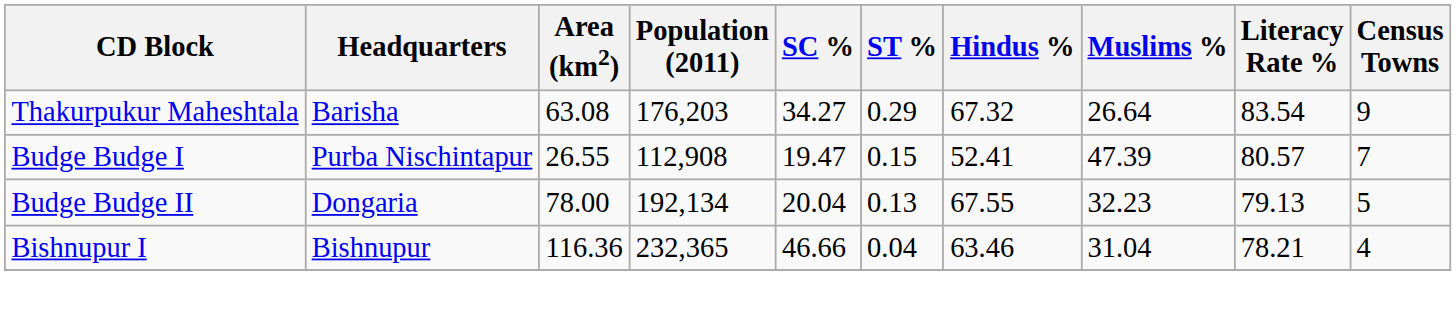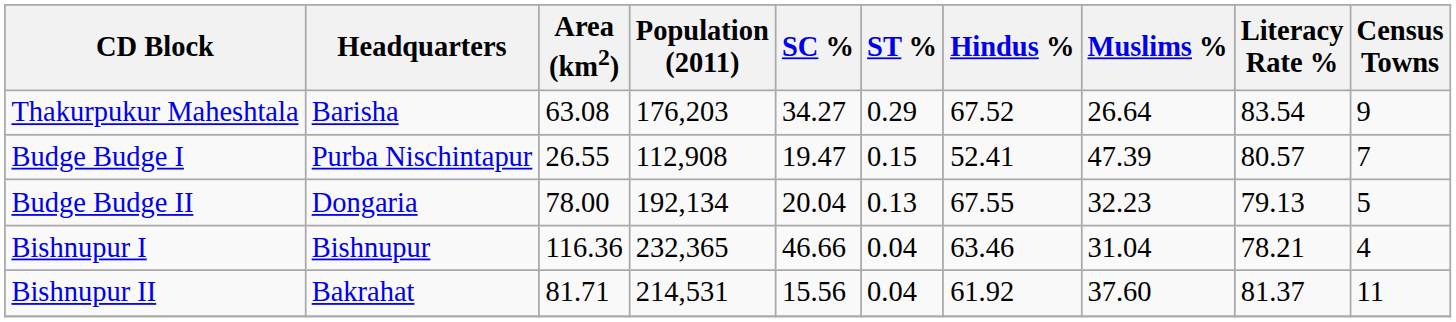(982, 111) 67.32 -> (982, 111) 67.52
+ row: (84, 292)
